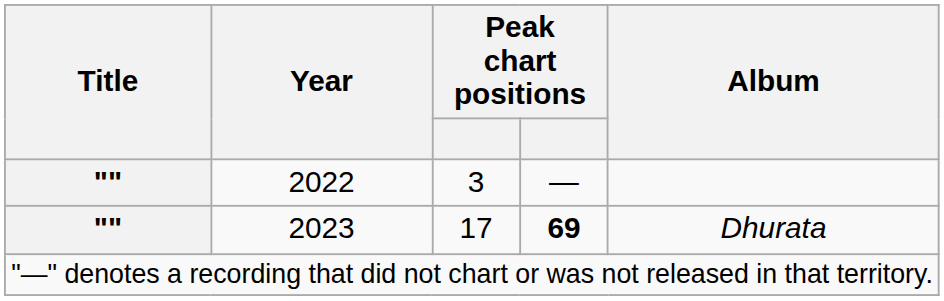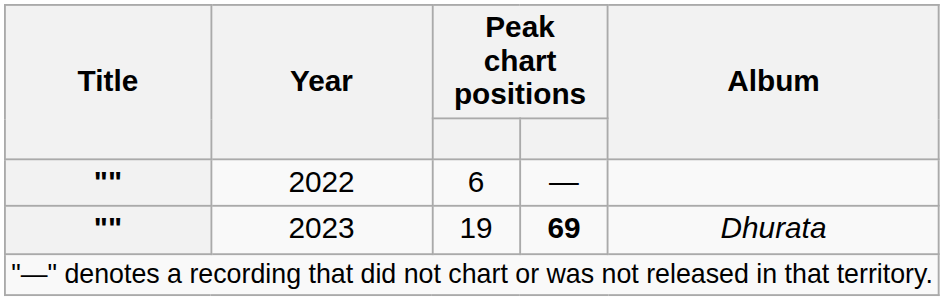(476, 182) 3 -> (476, 182) 6
(476, 229) 17 -> (476, 229) 19
